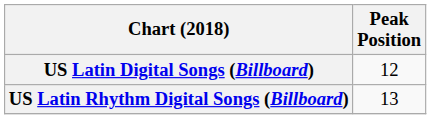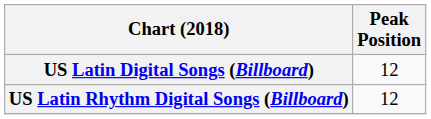(389, 98) 13 -> (389, 98) 12
